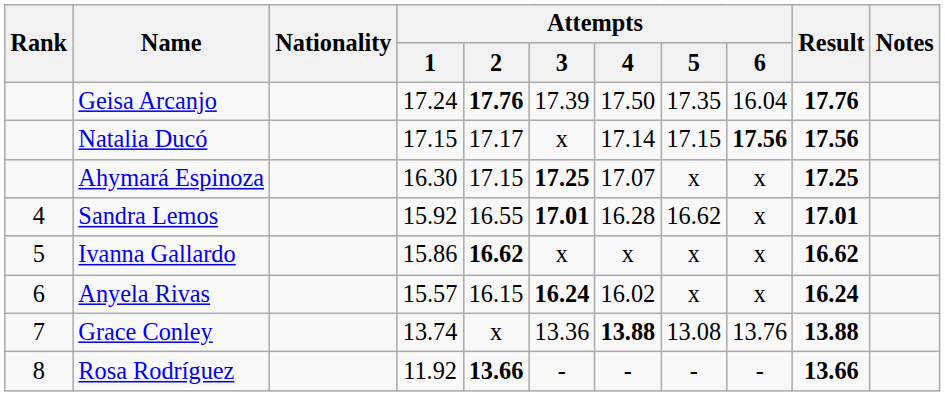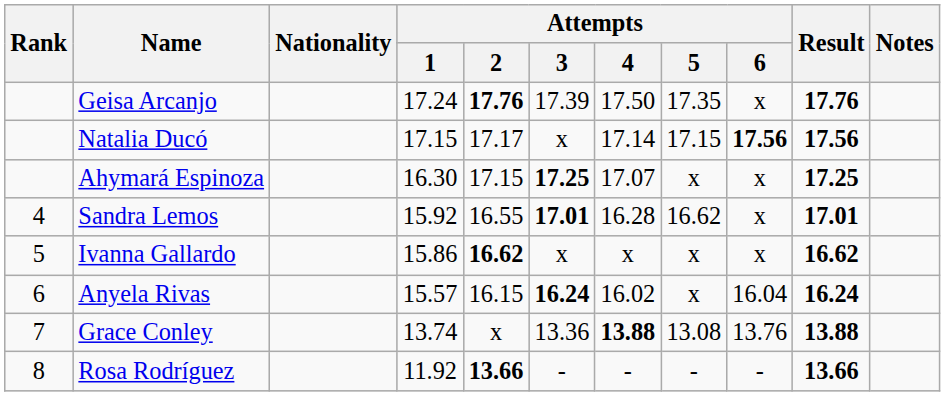(760, 100) 16.04 -> (760, 100) x
(760, 293) x -> (760, 293) 16.04
